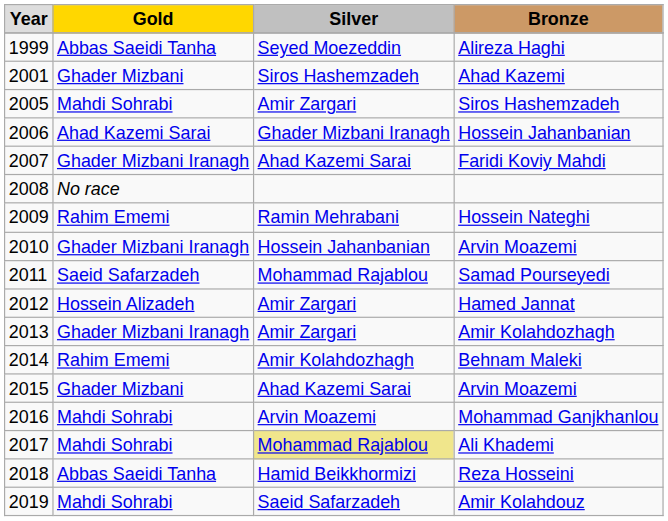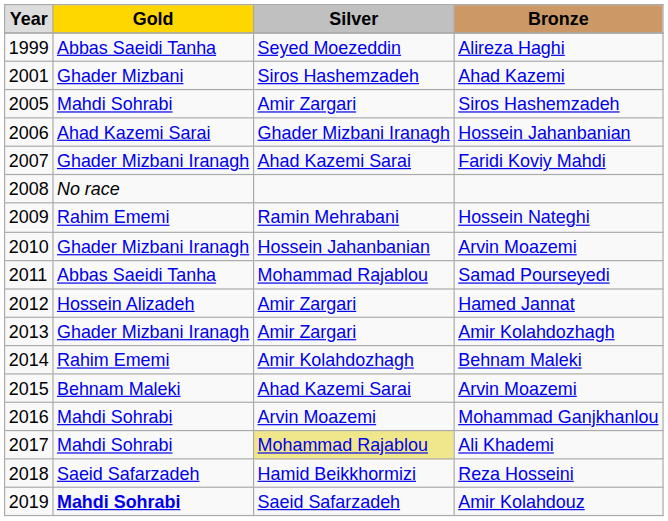(128, 275) Saeid Safarzadeh -> (137, 275) Abbas Saeidi Tanha
(120, 388) Ghader Mizbani -> (119, 388) Behnam Maleki
(137, 473) Abbas Saeidi Tanha -> (128, 473) Saeid Safarzadeh
(115, 502) normal -> (119, 502) bold
